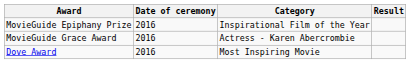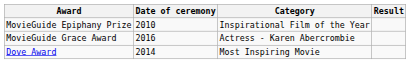(146, 25) 2016 -> (146, 25) 2010
(146, 52) 2016 -> (146, 52) 2014
